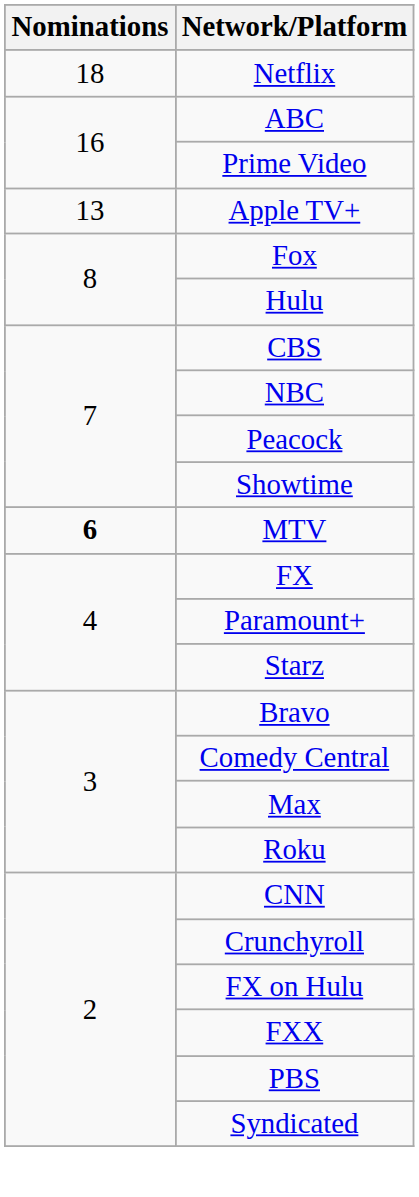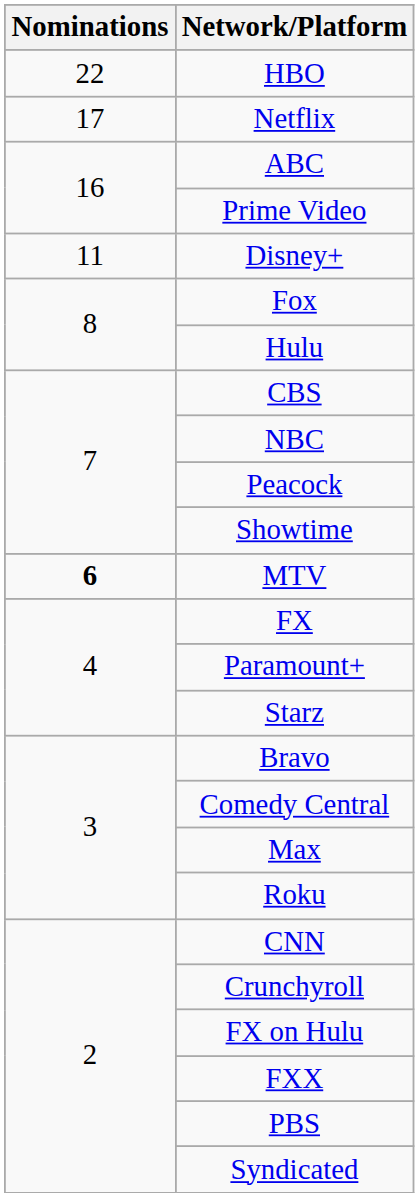+ row: (294, 73)
(90, 73) 18 -> (90, 118) 17
- row: (294, 210)
+ row: (294, 255)
